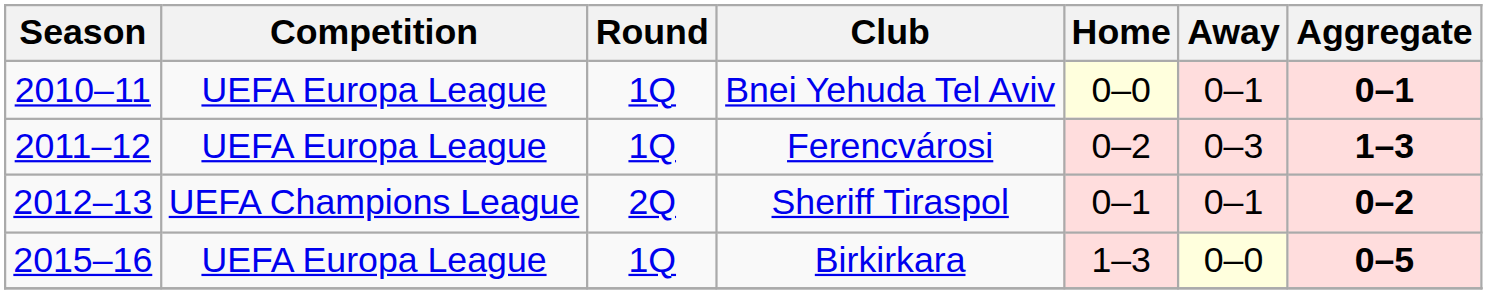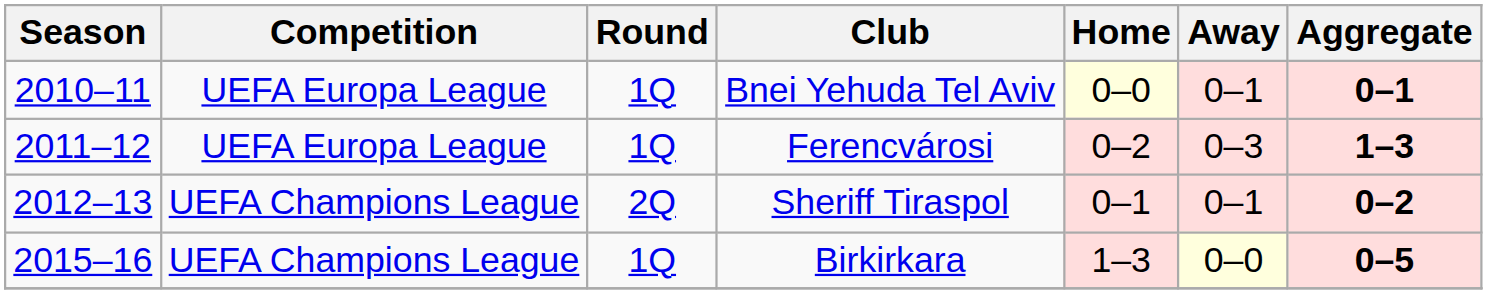(374, 259) UEFA Europa League -> (374, 259) UEFA Champions League
